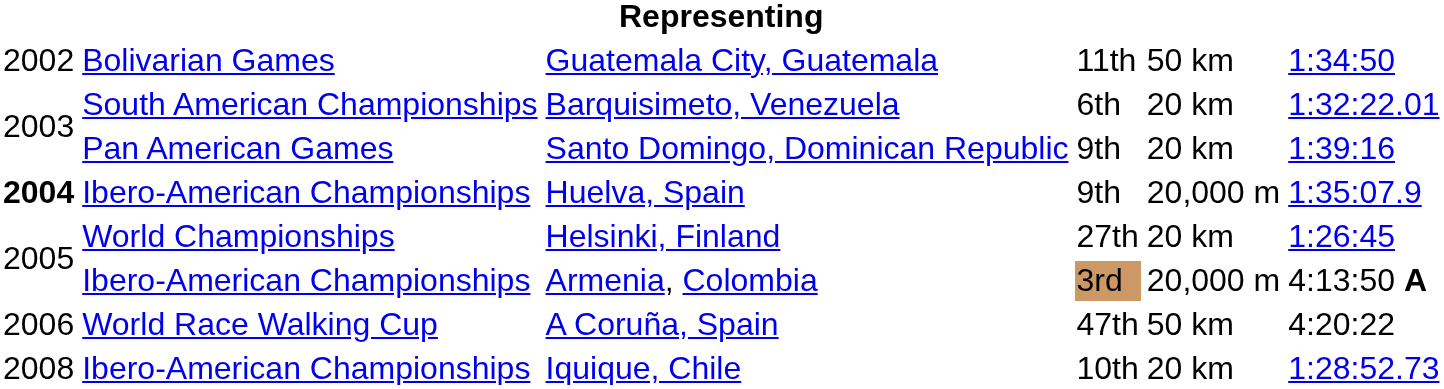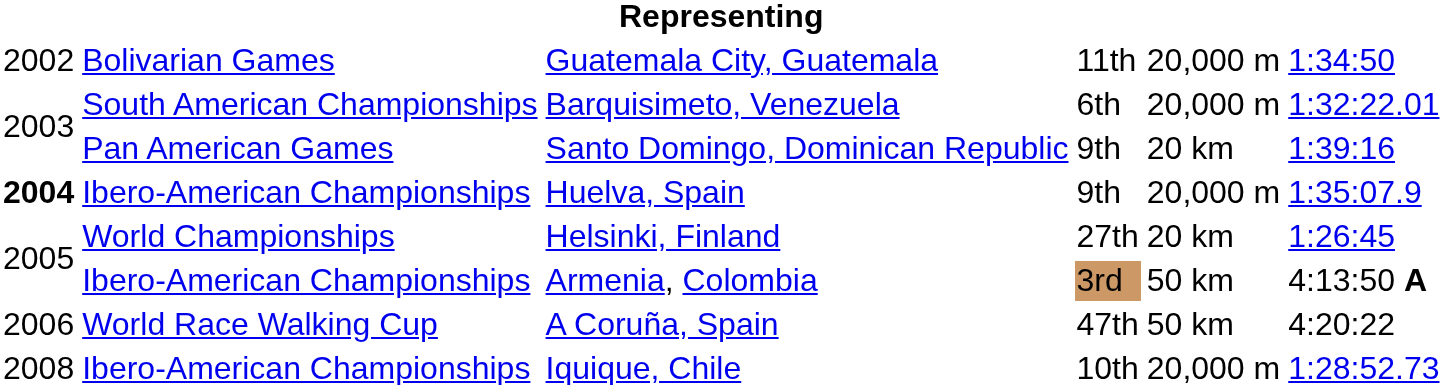(1190, 60) 50 km -> (1214, 60) 20,000 m
(1190, 104) 20 km -> (1214, 104) 20,000 m
(1214, 280) 20,000 m -> (1190, 280) 50 km
(1190, 368) 20 km -> (1214, 368) 20,000 m
